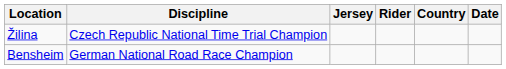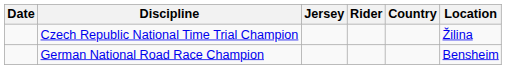columns swapped: (485, 14) <-> (35, 14)
